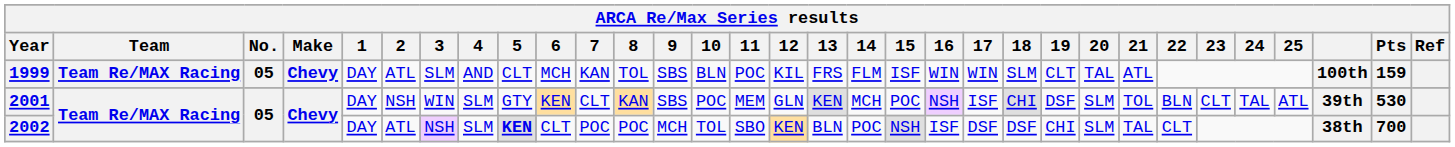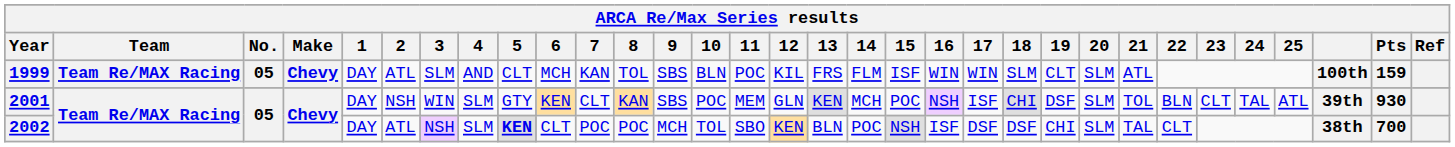(1099, 73) TAL -> (1099, 73) SLM
(1391, 101) 530 -> (1391, 101) 930
